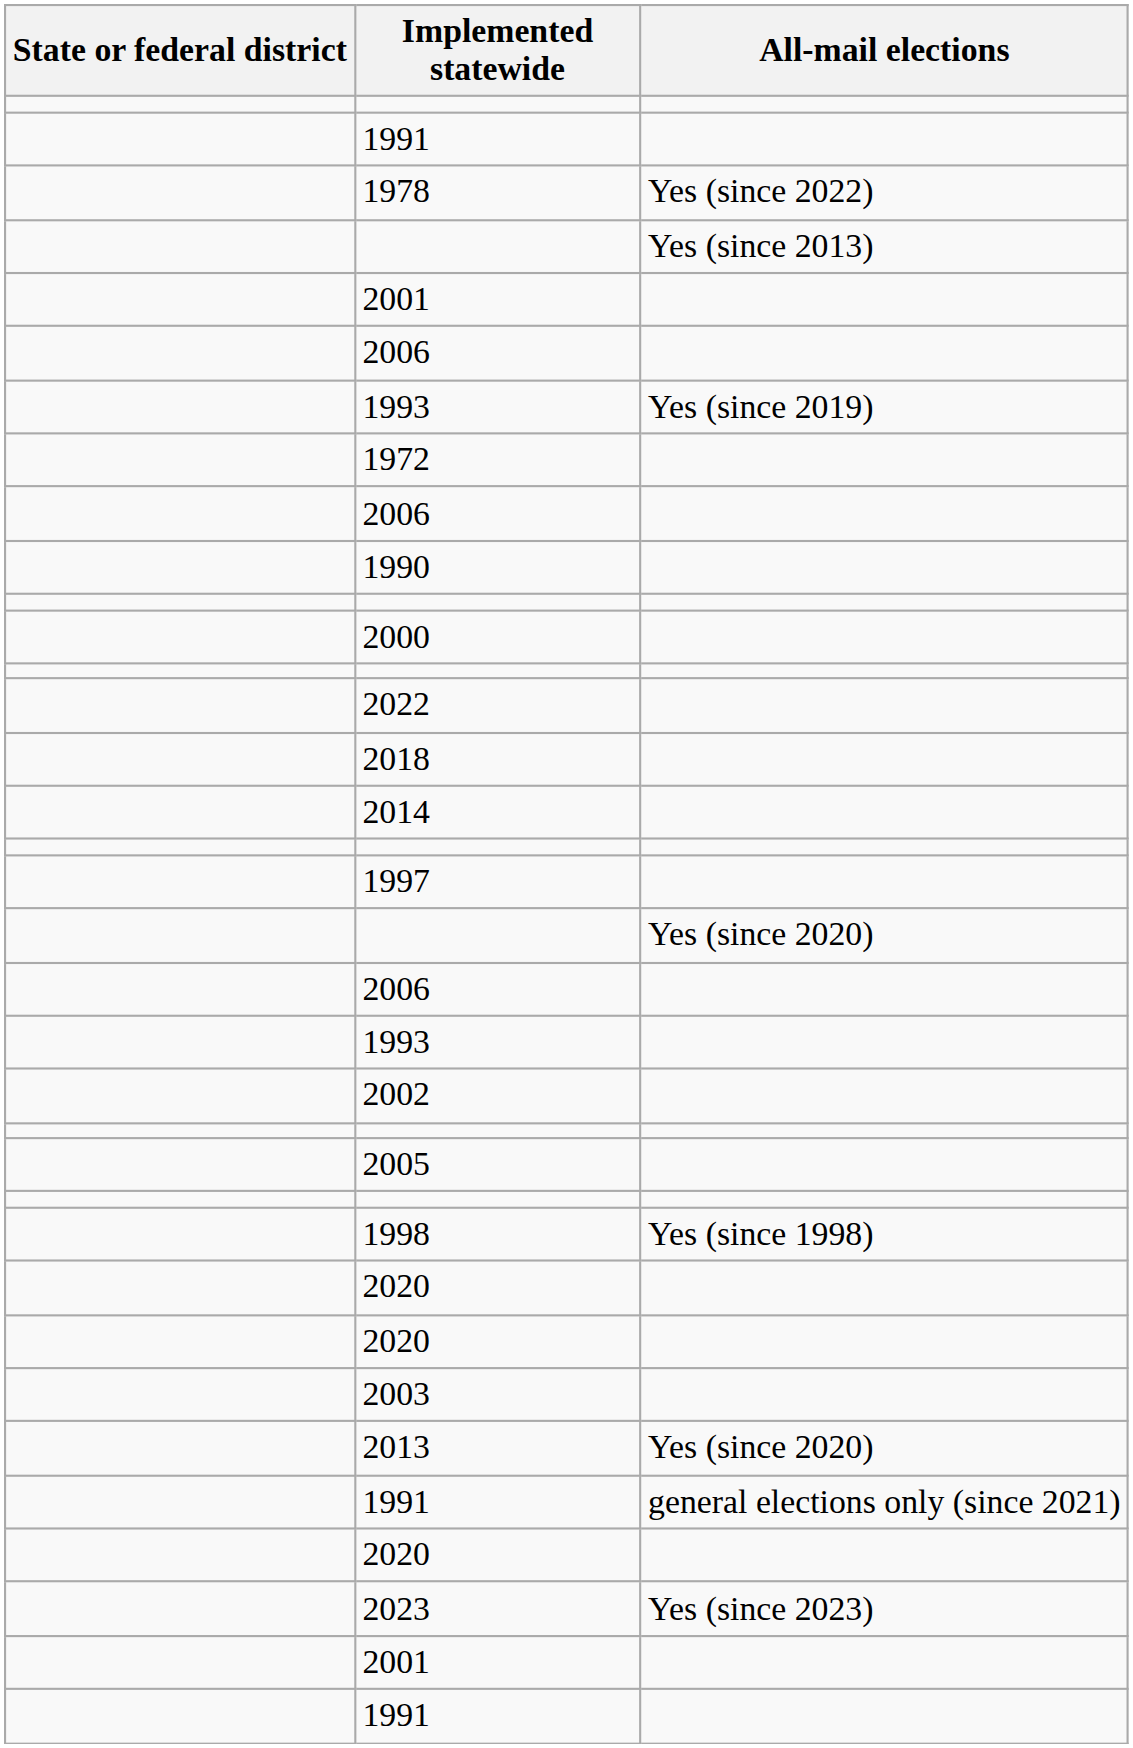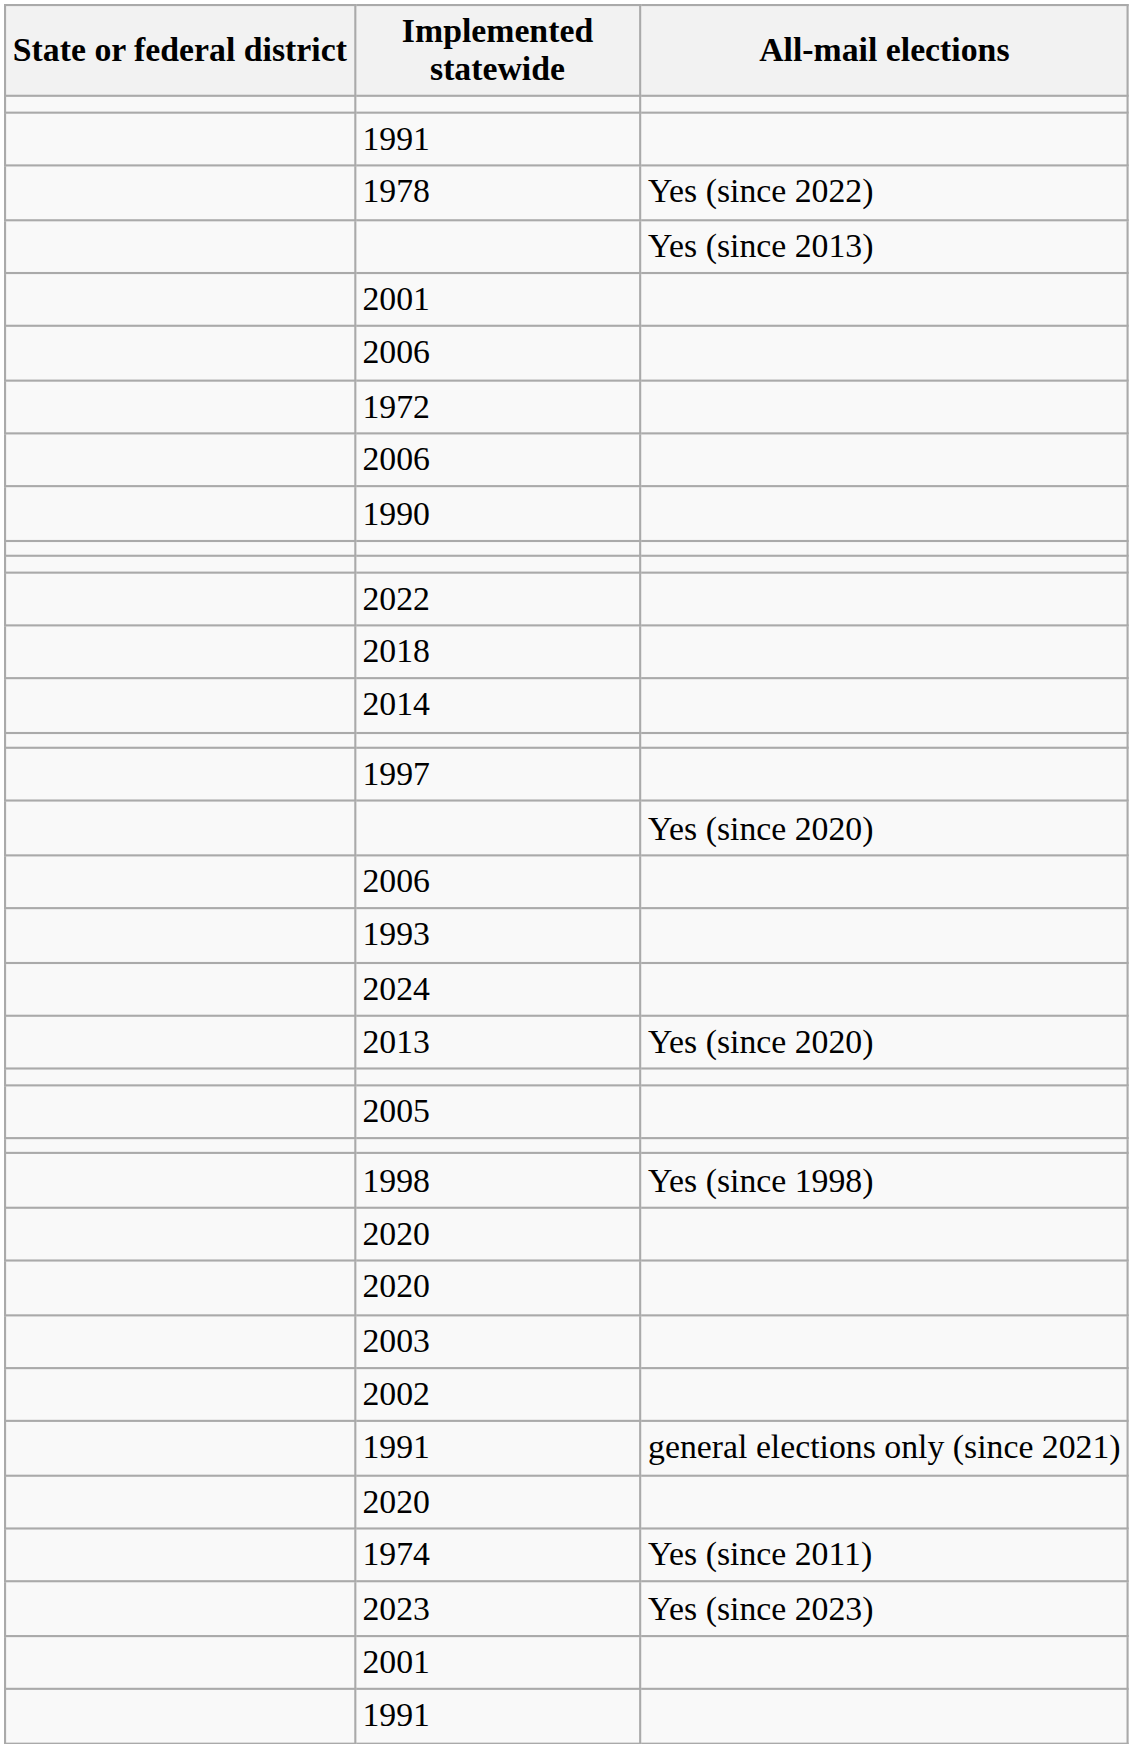- row: (396, 406)
- row: (396, 635)
+ row: (396, 988)
rows swapped: (396, 1095) <-> (396, 1447)
+ row: (396, 1554)
